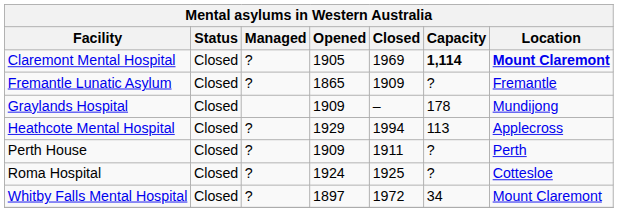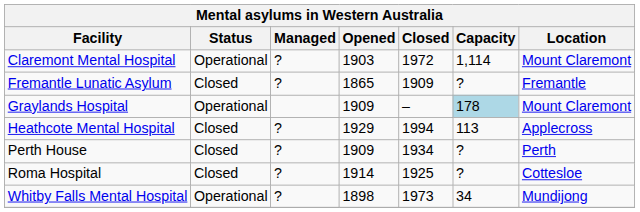(216, 60) Closed -> (231, 60) Operational
(329, 60) 1905 -> (358, 60) 1903
(389, 60) 1969 -> (418, 60) 1972
(444, 60) bold -> (473, 60) normal
(551, 60) bold -> (577, 60) normal
(216, 106) Closed -> (231, 106) Operational
(439, 106) no background -> (468, 106) lightblue background
(526, 106) Mundijong -> (577, 106) Mount Claremont
(388, 151) 1911 -> (418, 151) 1934
(329, 173) 1924 -> (358, 173) 1914
(216, 196) Closed -> (231, 196) Operational
(329, 196) 1897 -> (358, 196) 1898
(389, 196) 1972 -> (418, 196) 1973
(547, 196) Mount Claremont -> (555, 196) Mundijong
